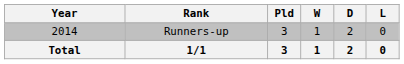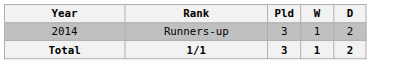- column: (383, 13)
